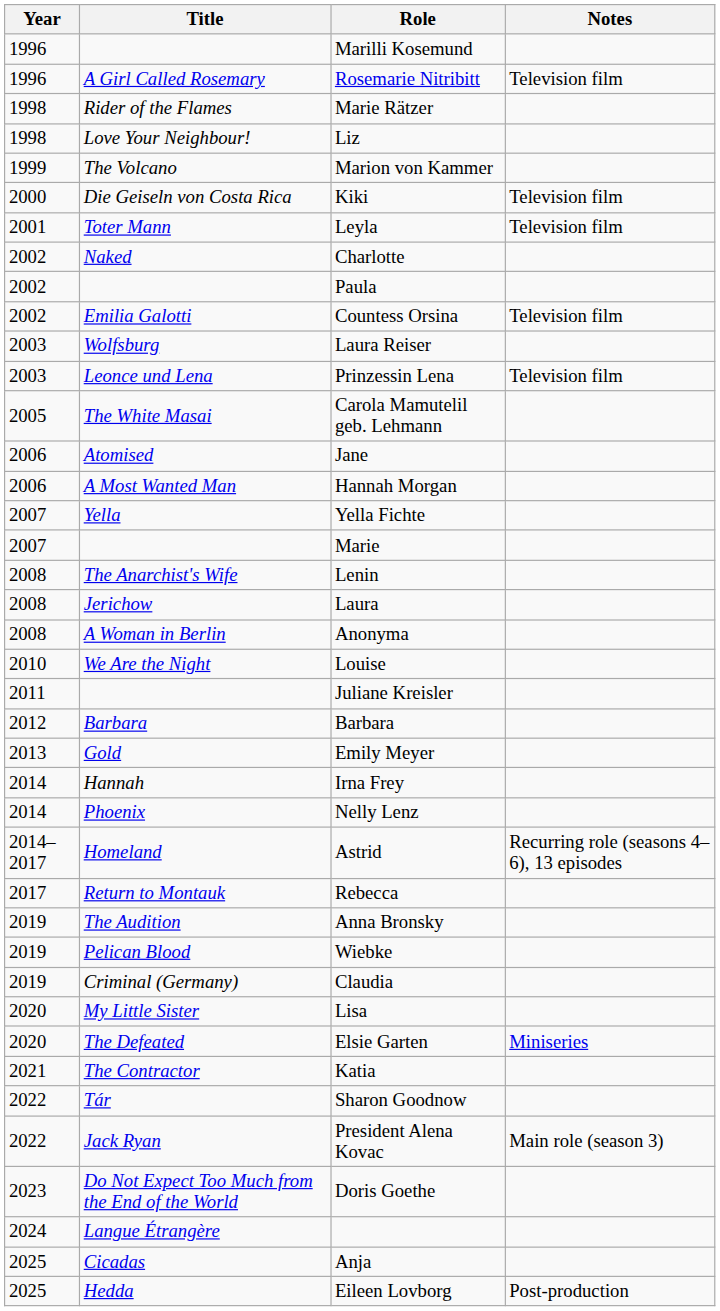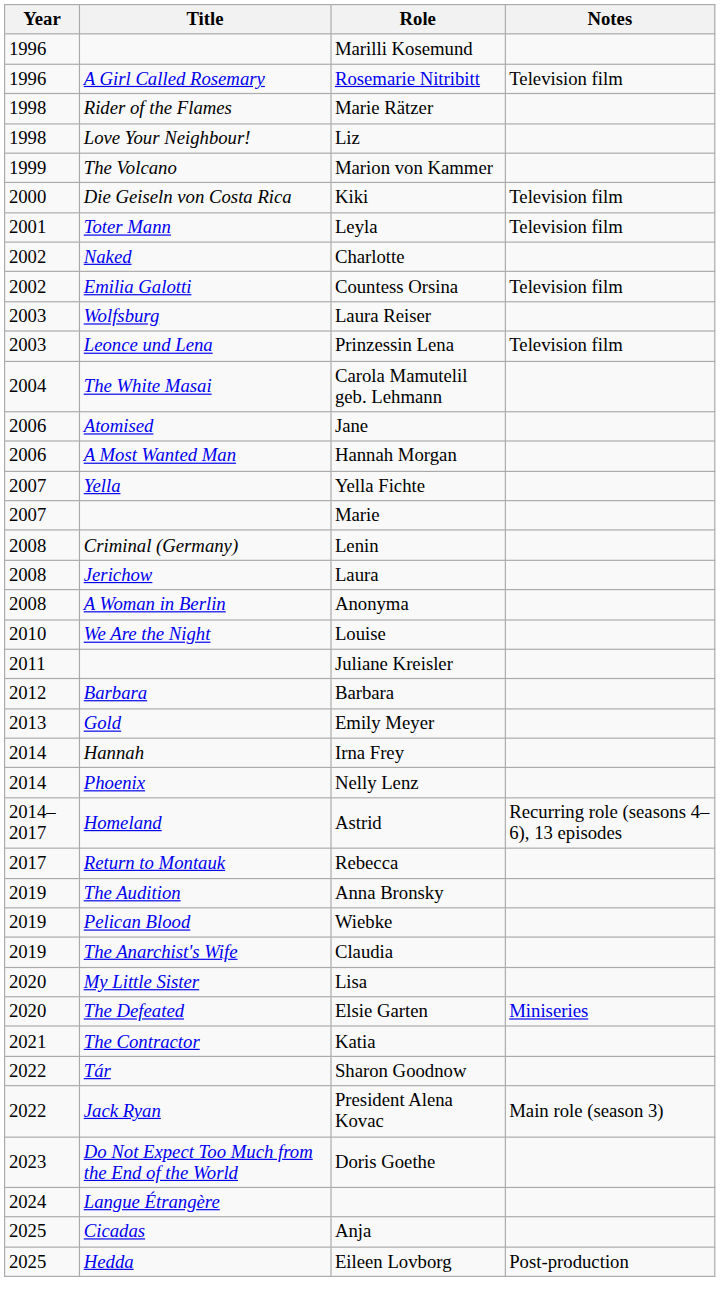- row: (356, 286)
(28, 415) 2005 -> (28, 386) 2004
(161, 574) The Anarchist's Wife -> (161, 545) Criminal (Germany)
(161, 981) Criminal (Germany) -> (161, 952) The Anarchist's Wife
